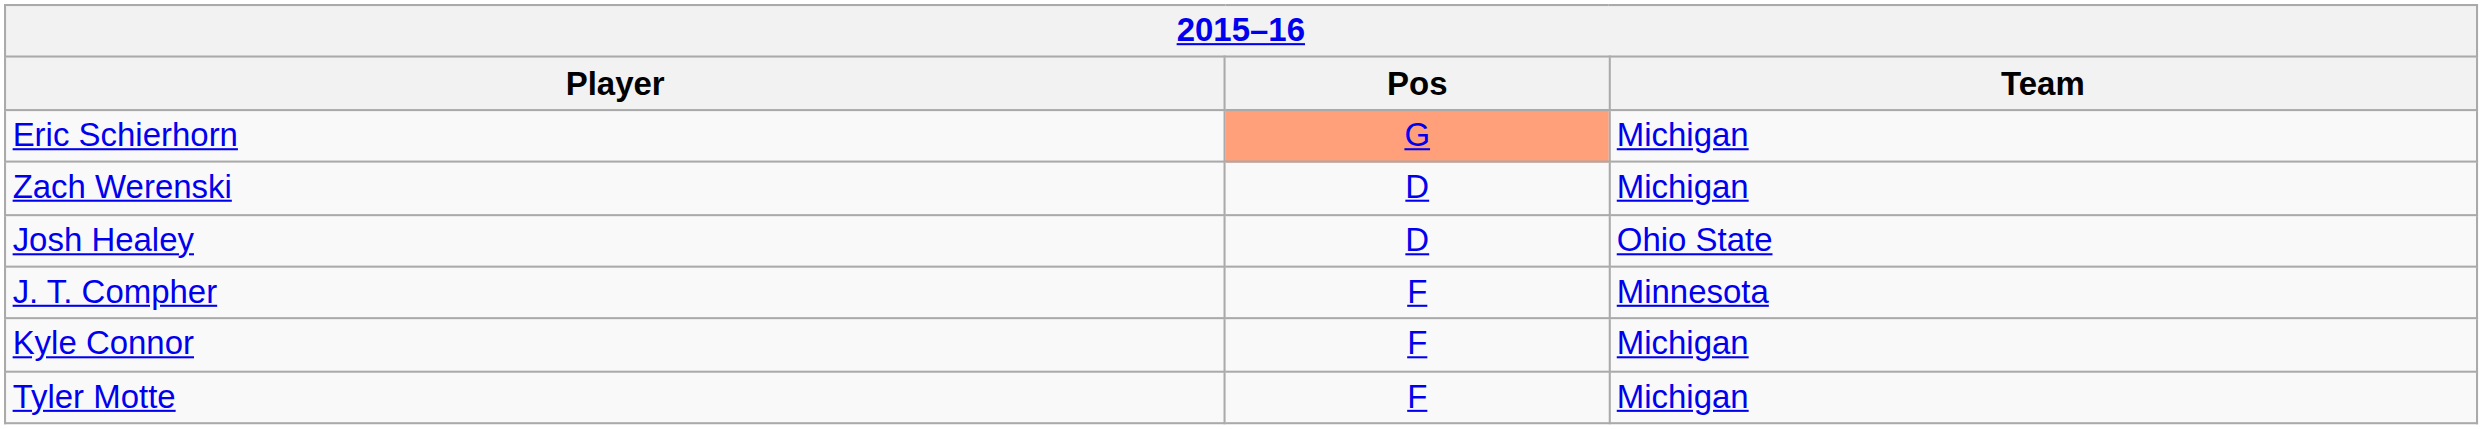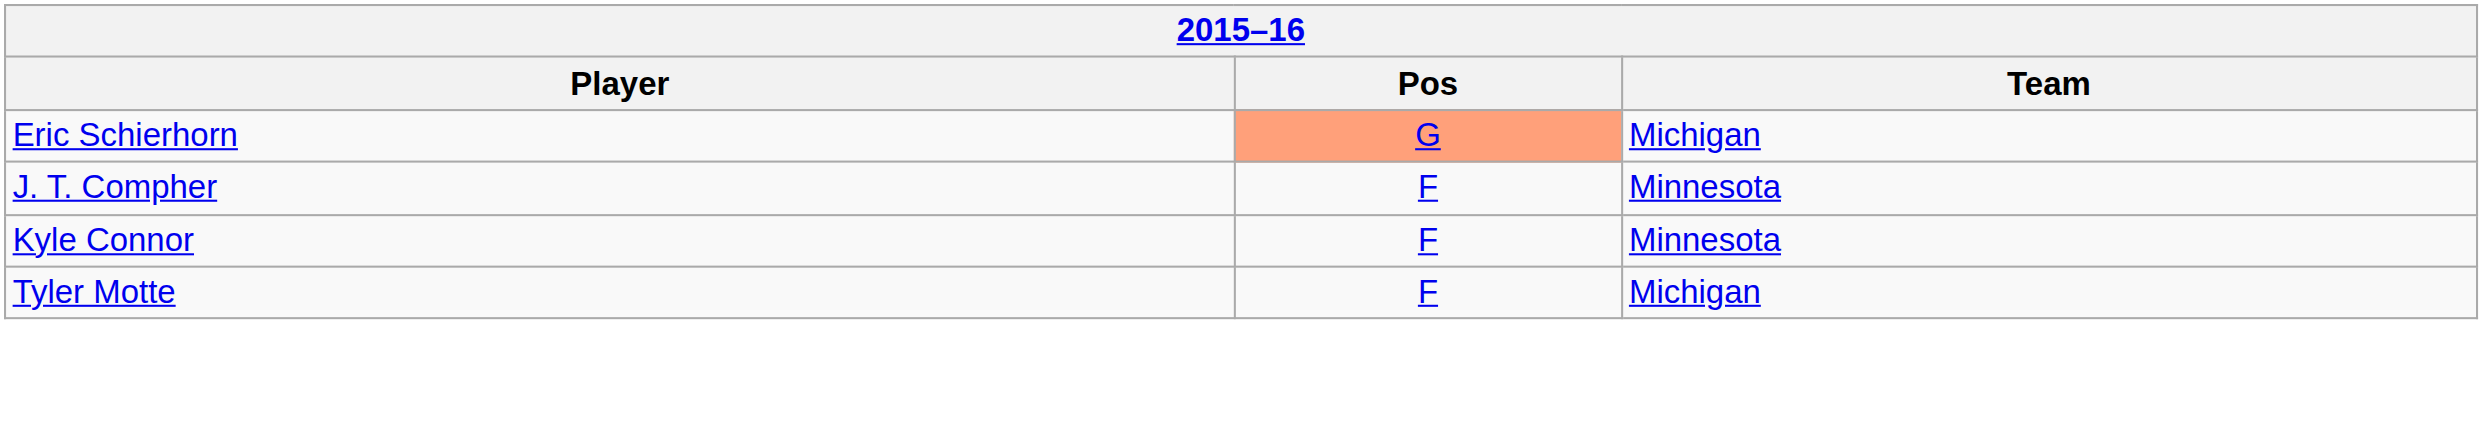- row: (122, 187)
- row: (103, 239)
(1683, 344) Michigan -> (1705, 239) Minnesota
